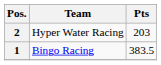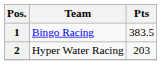rows swapped: (17, 51) <-> (17, 32)
